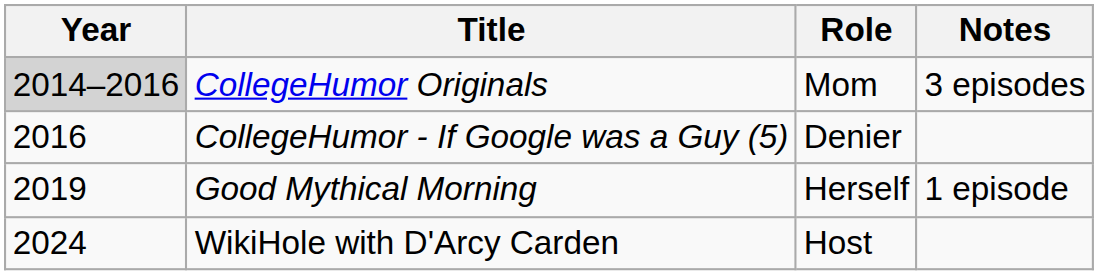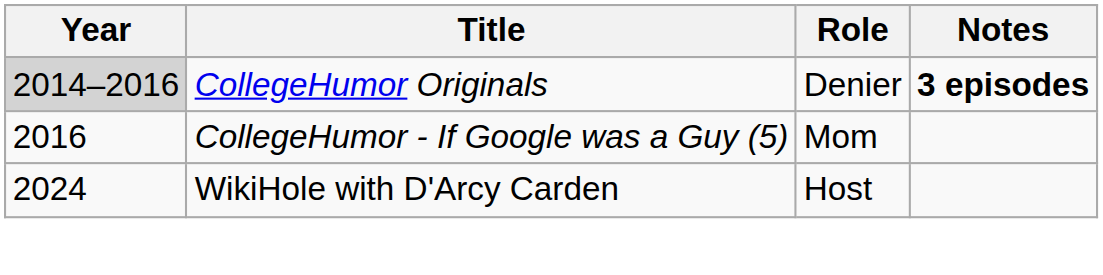(841, 83) Mom -> (853, 83) Denier
(1005, 83) normal -> (1003, 83) bold
(853, 136) Denier -> (841, 136) Mom
- row: (366, 189)
